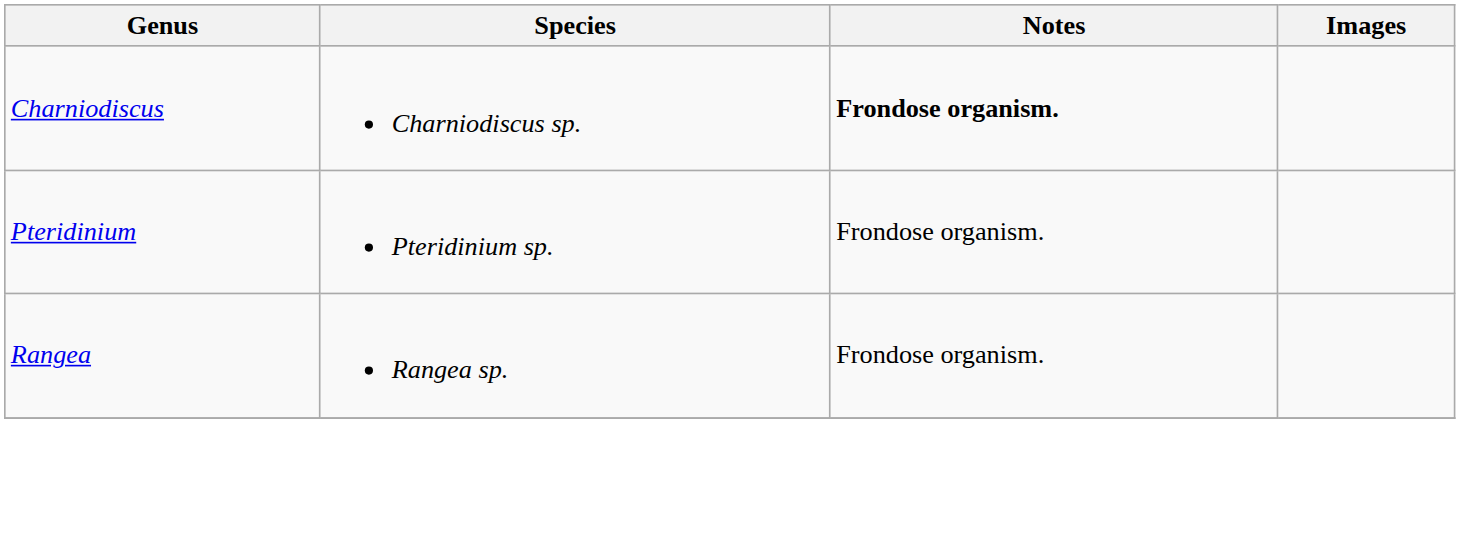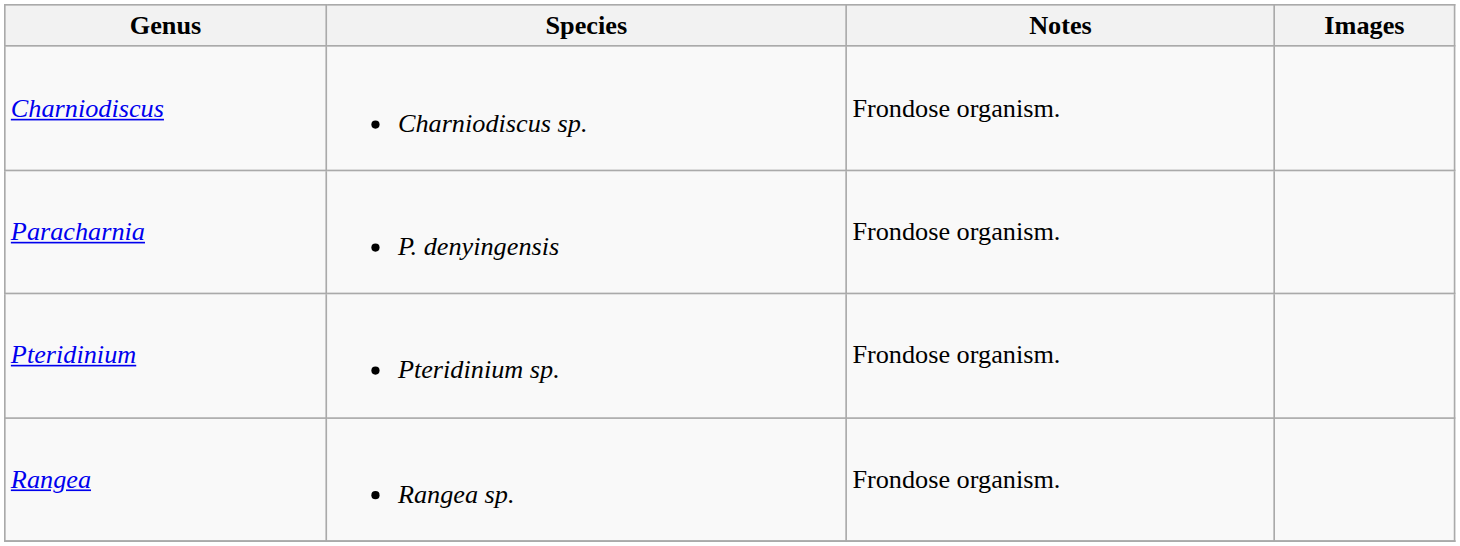(948, 107) bold -> (956, 107) normal
+ row: (78, 231)
